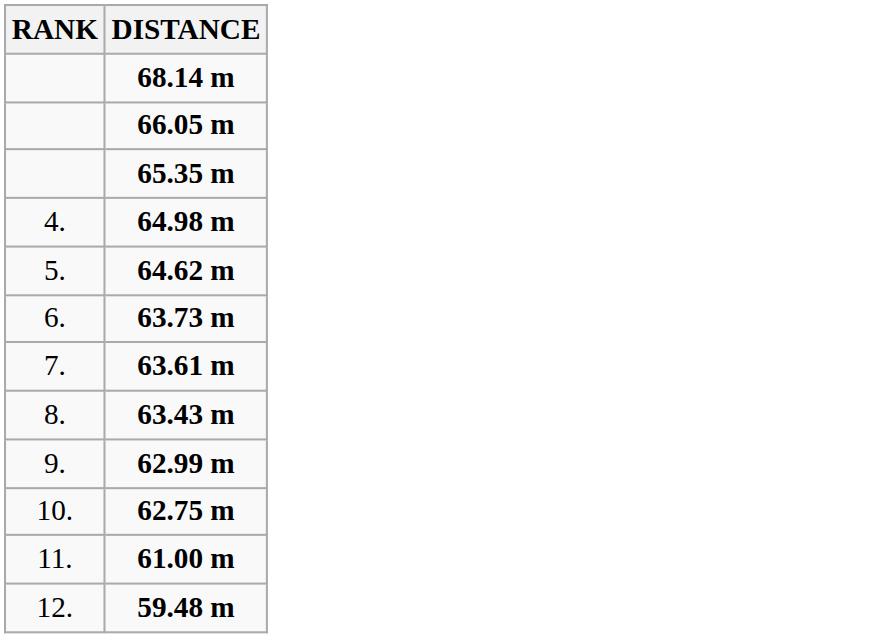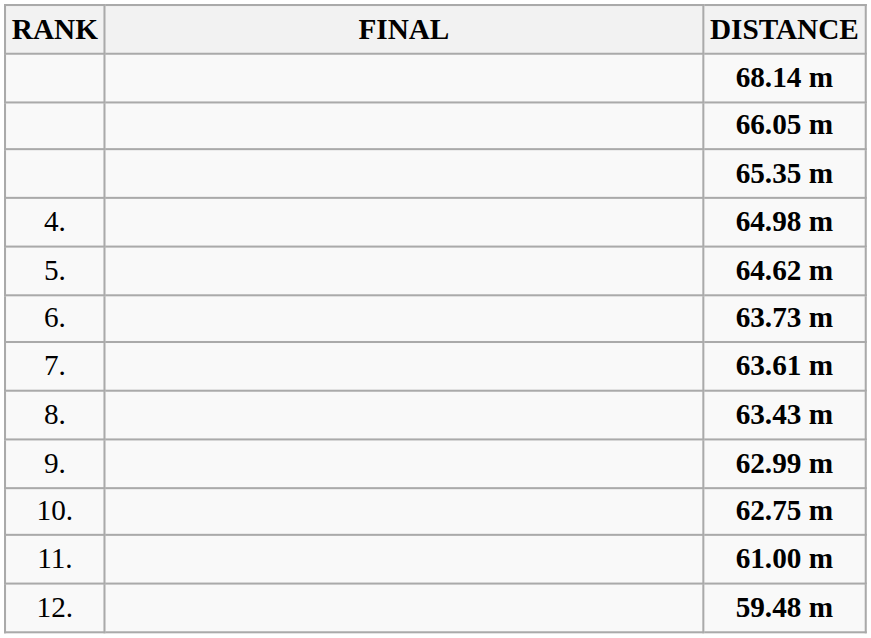+ column: (404, 28)
